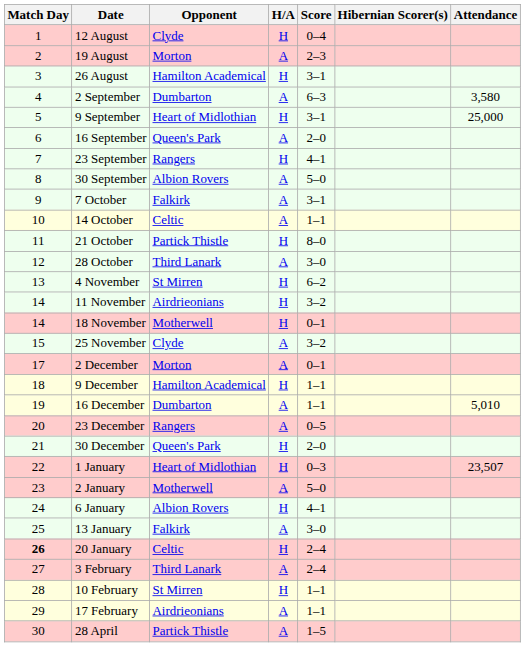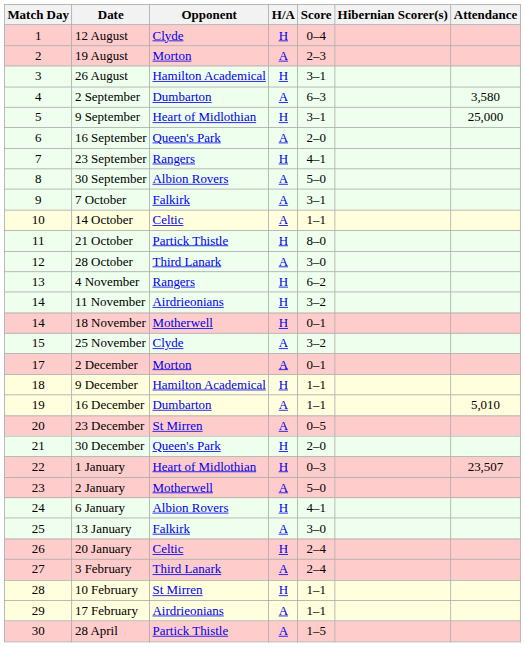(178, 281) St Mirren -> (174, 281) Rangers
(174, 425) Rangers -> (178, 425) St Mirren
(38, 549) bold -> (38, 549) normal
